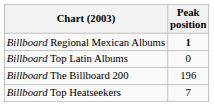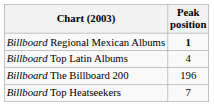(188, 59) 0 -> (188, 59) 4
